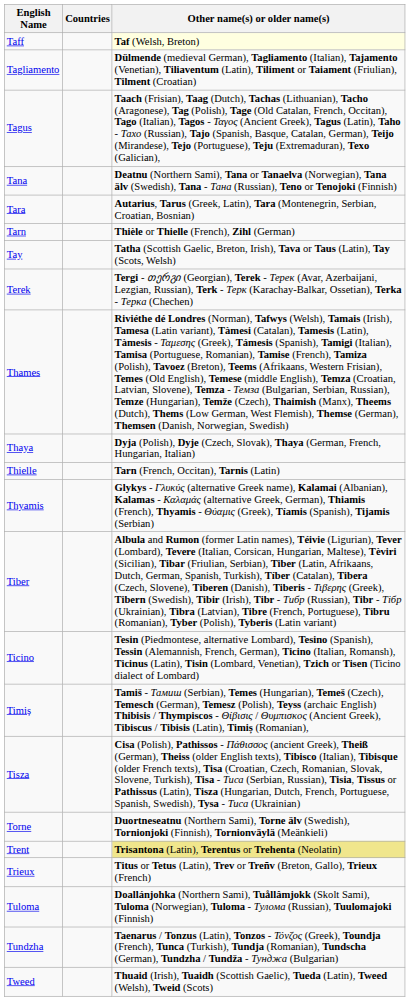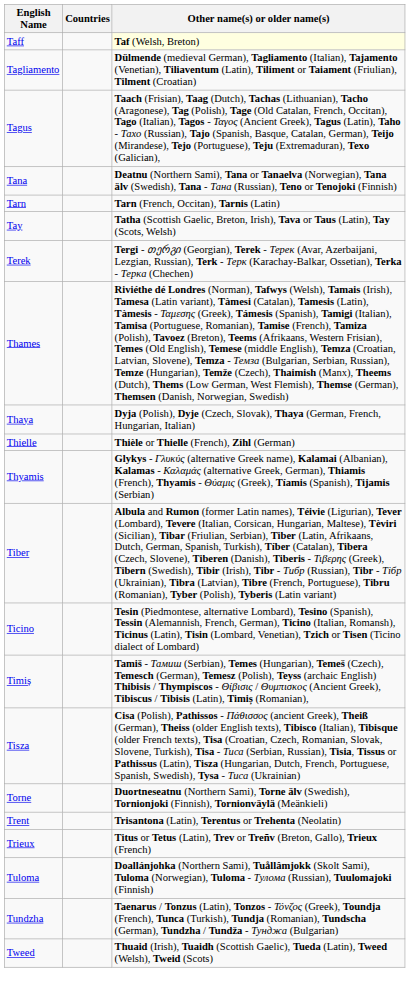- row: (16, 209)
(205, 232) Thièle or Thielle (French), Zihl (German) -> (197, 203) Tarn (French, Occitan), Tarnis (Latin)
(197, 470) Tarn (French, Occitan), Tarnis (Latin) -> (205, 442) Thièle or Thielle (French), Zihl (German)
(228, 849) khaki background -> (228, 820) no background
